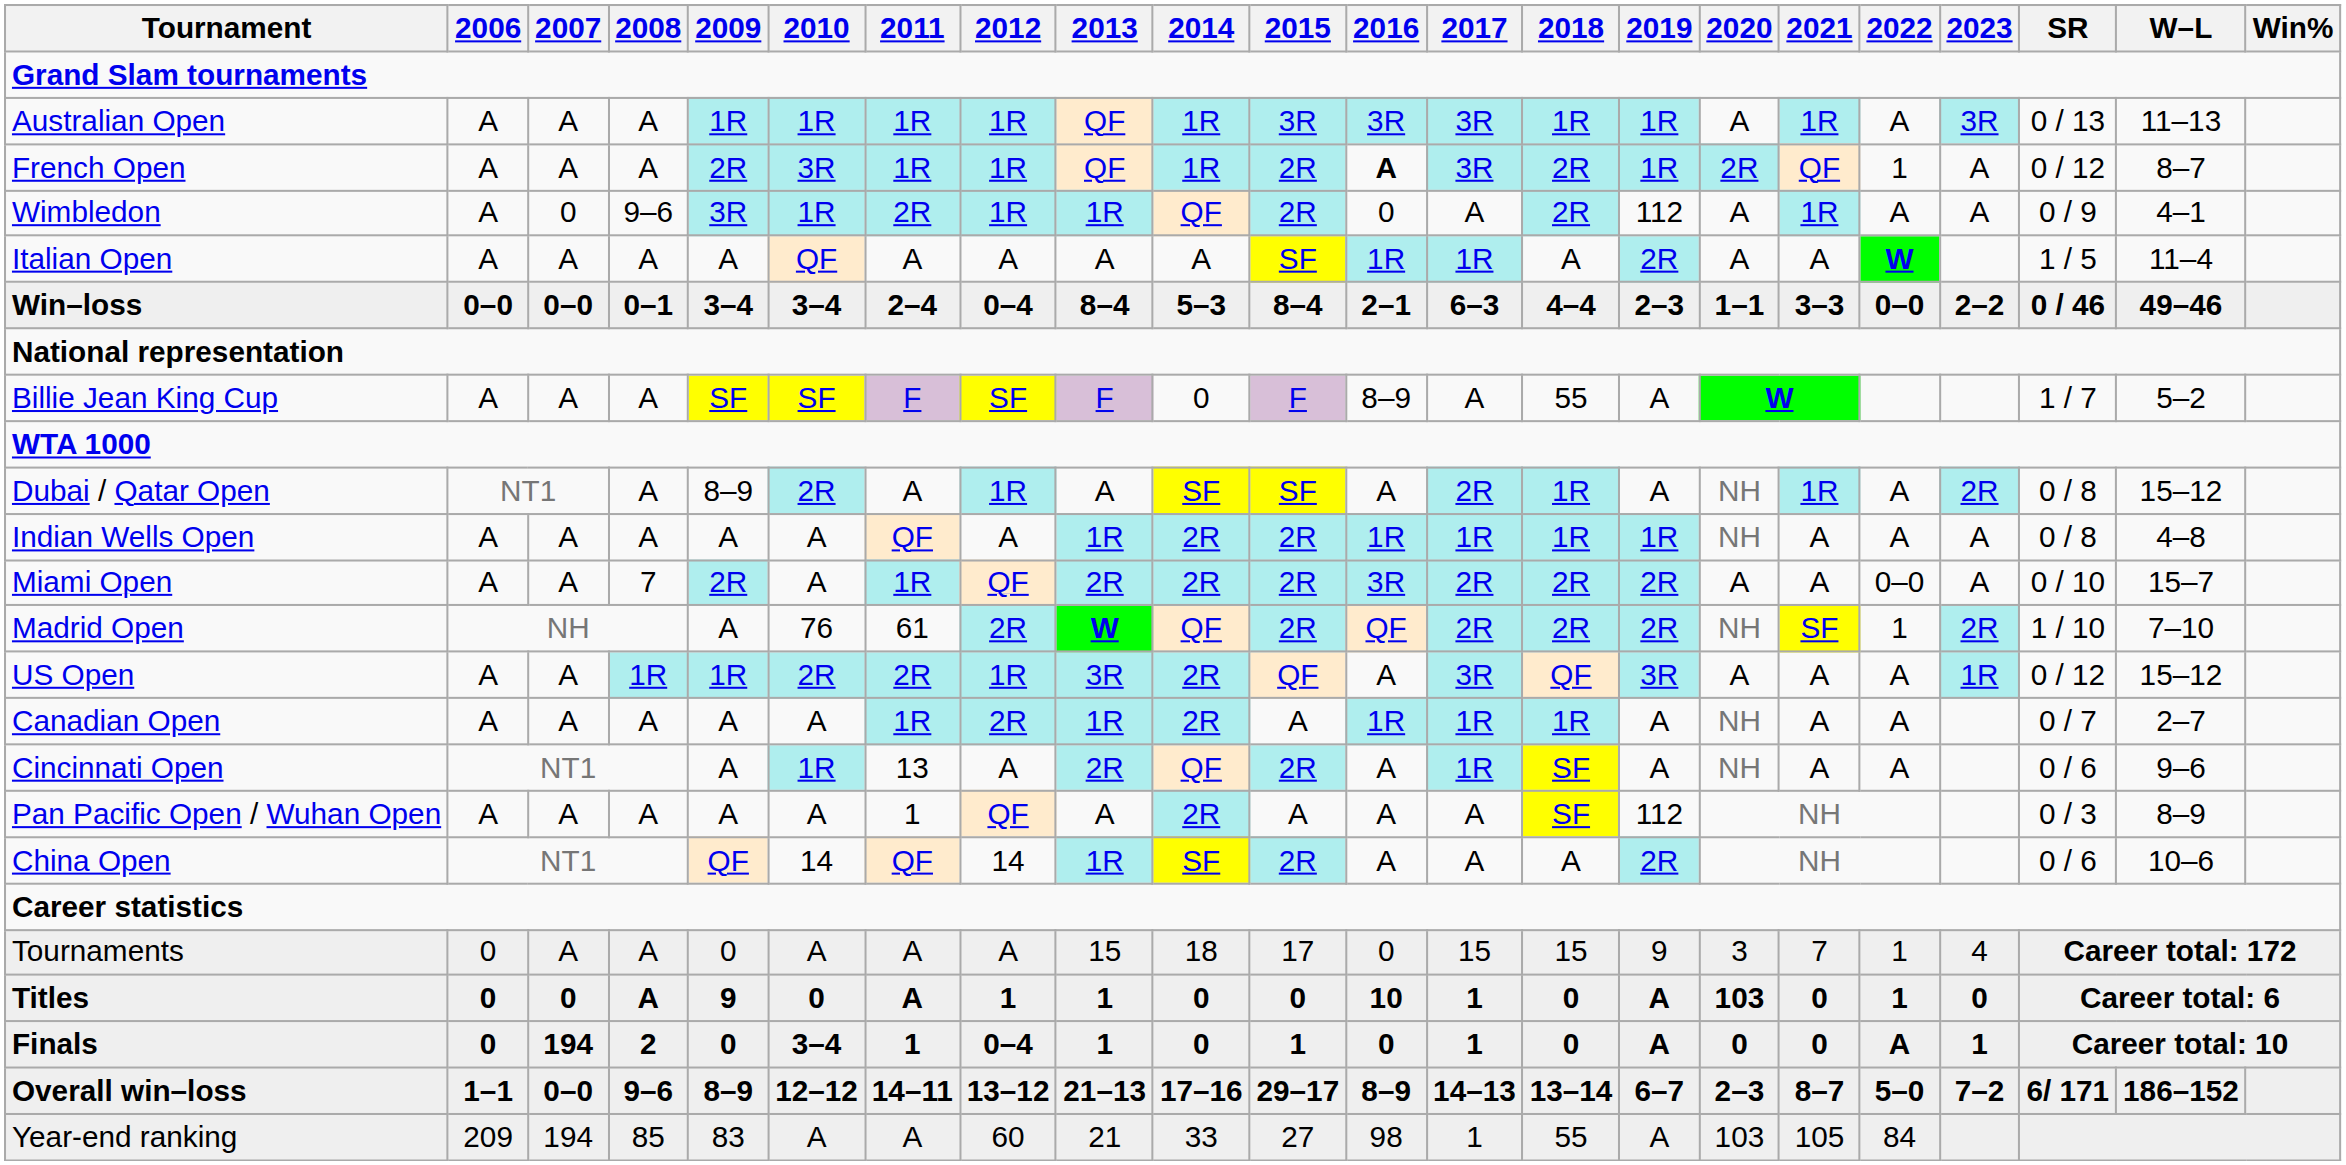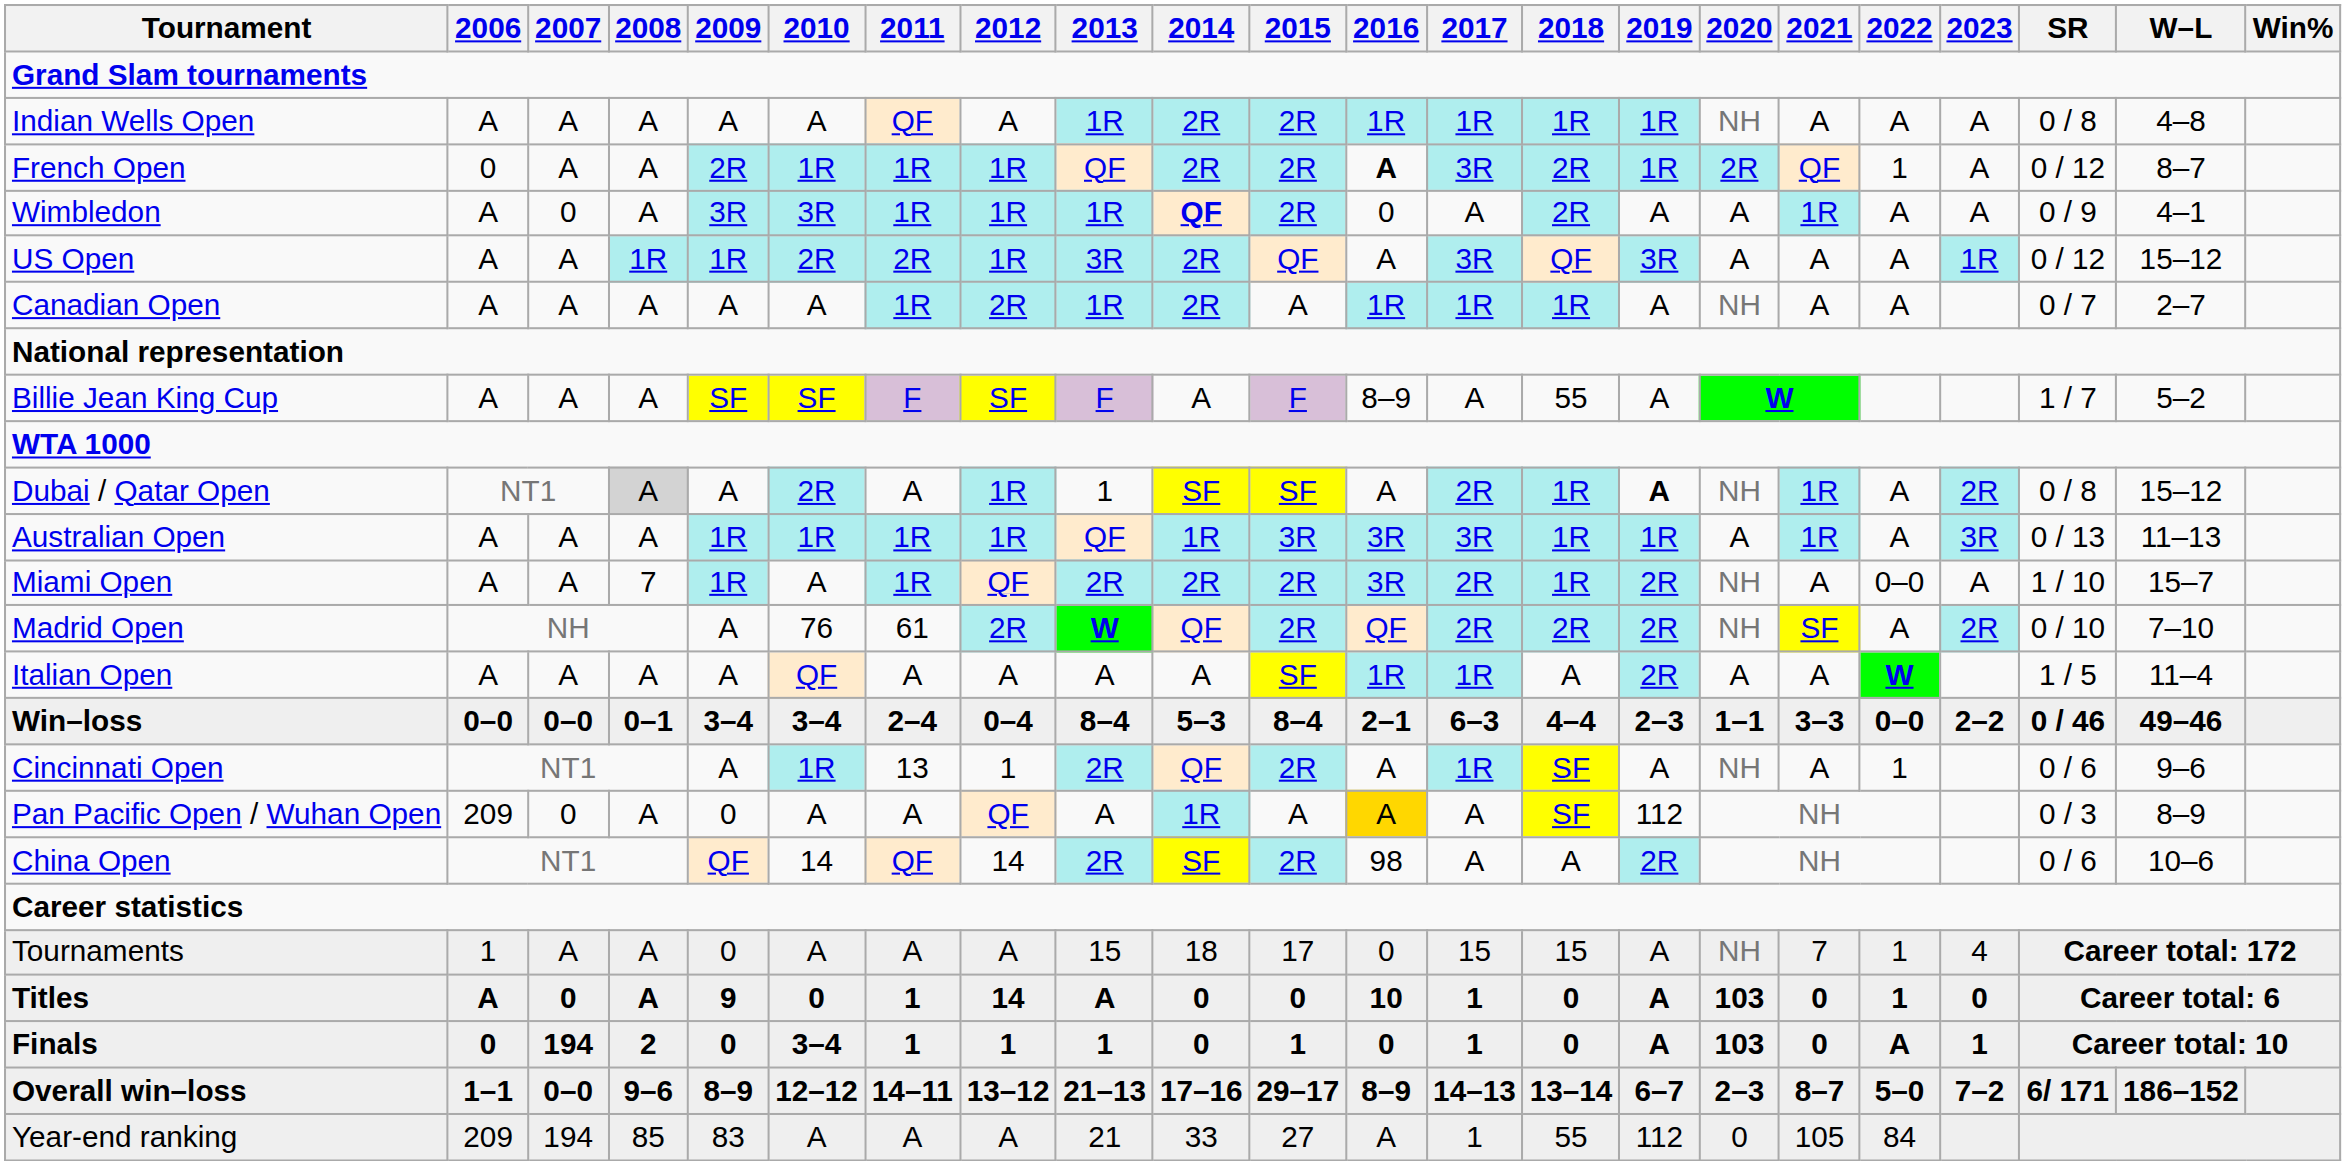rows swapped: (119, 120) <-> (133, 536)
(488, 166) A -> (488, 166) 0
(817, 166) 3R -> (817, 166) 1R
(1201, 166) 1R -> (1201, 166) 2R
(648, 213) 9–6 -> (648, 213) A
(817, 213) 1R -> (817, 213) 3R
(912, 213) 2R -> (912, 213) 1R
(1201, 213) normal -> (1201, 213) bold
(1659, 213) 112 -> (1659, 213) A
rows swapped: (73, 675) <-> (92, 259)
rows swapped: (77, 305) <-> (116, 721)
(1201, 397) 0 -> (1201, 397) A
(648, 490) no background -> (648, 490) lightgrey background
(728, 490) 8–9 -> (728, 490) A
(1105, 490) A -> (1105, 490) 1
(1659, 490) normal -> (1659, 490) bold
(728, 582) 2R -> (728, 582) 1R
(1571, 582) 2R -> (1571, 582) 1R
(1739, 582) A -> (1739, 582) NH
(2068, 582) 0 / 10 -> (2068, 582) 1 / 10
(1899, 629) 1 -> (1899, 629) A
(2068, 629) 1 / 10 -> (2068, 629) 0 / 10
(1008, 767) A -> (1008, 767) 1
(1899, 767) A -> (1899, 767) 1
(488, 813) A -> (488, 813) 209
(568, 813) A -> (568, 813) 0
(728, 813) A -> (728, 813) 0
(912, 813) 1 -> (912, 813) A
(1201, 813) 2R -> (1201, 813) 1R
(1386, 813) no background -> (1386, 813) gold background
(1105, 860) 1R -> (1105, 860) 2R
(1386, 860) A -> (1386, 860) 98
(488, 952) 0 -> (488, 952) 1
(1659, 952) 9 -> (1659, 952) A
(1739, 952) 3 -> (1739, 952) NH
(488, 998) 0 -> (488, 998) A
(912, 998) A -> (912, 998) 1
(1008, 998) 1 -> (1008, 998) 14
(1105, 998) 1 -> (1105, 998) A
(1008, 1044) 0–4 -> (1008, 1044) 1
(1739, 1044) 0 -> (1739, 1044) 103
(1008, 1137) 60 -> (1008, 1137) A
(1386, 1137) 98 -> (1386, 1137) A
(1659, 1137) A -> (1659, 1137) 112
(1739, 1137) 103 -> (1739, 1137) 0
